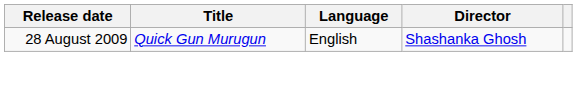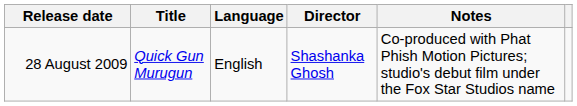+ column: (471, 16)
